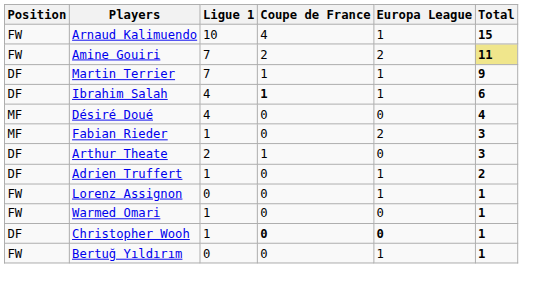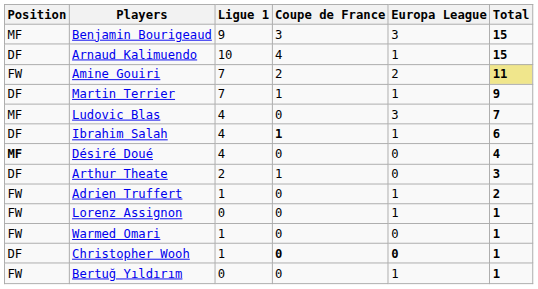+ row: (142, 34)
(15, 34) FW -> (15, 54) DF
+ row: (116, 114)
(15, 114) normal -> (15, 154) bold
- row: (120, 134)
(15, 174) DF -> (15, 194) FW
